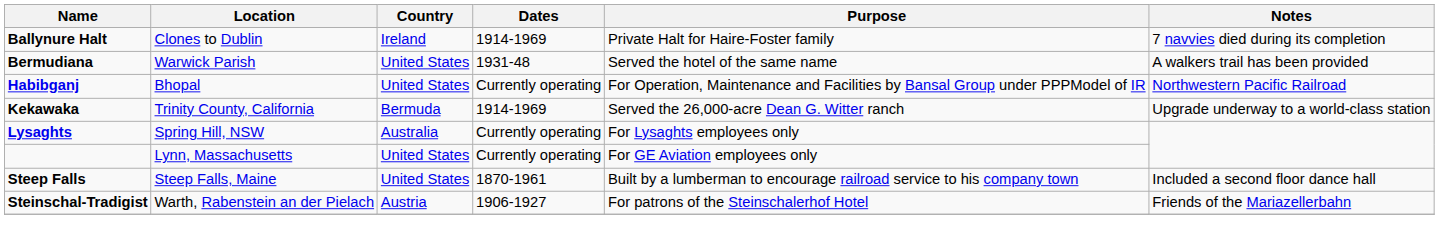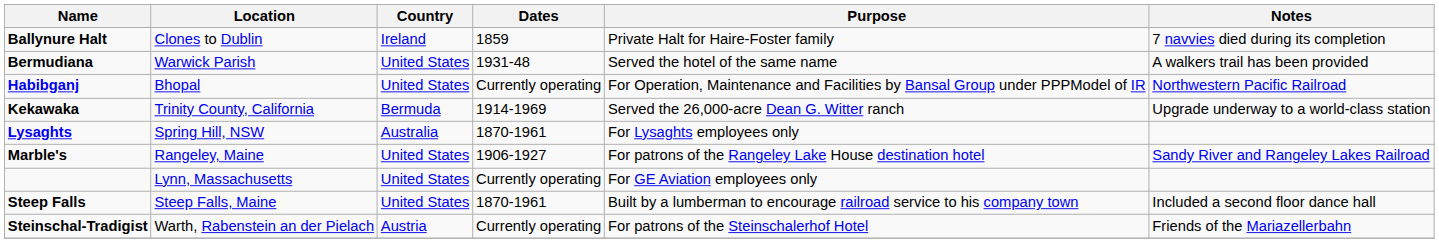(511, 39) 1914-1969 -> (492, 39) 1859
(539, 132) Currently operating -> (511, 132) 1870-1961
+ row: (37, 156)
(511, 202) 1906-1927 -> (539, 226) Currently operating
